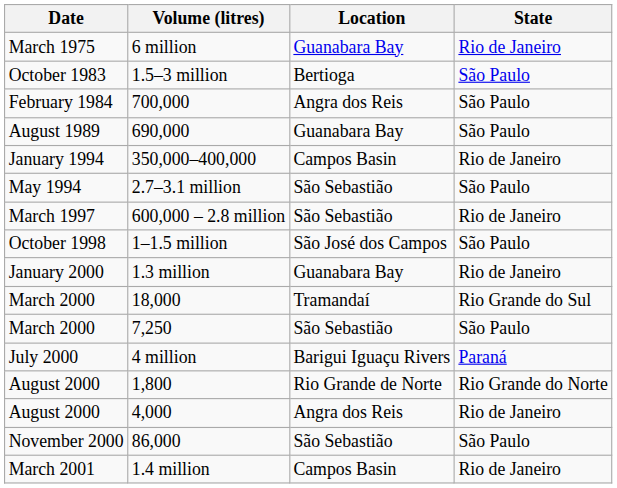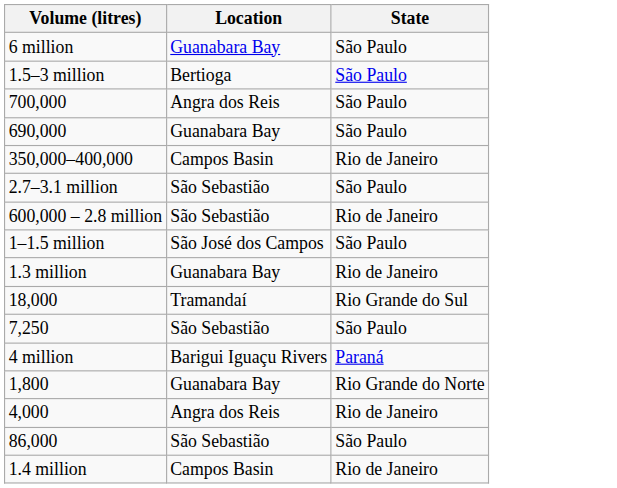- column: (66, 18)
(510, 46) Rio de Janeiro -> (371, 46) São Paulo
(368, 384) Rio Grande de Norte -> (225, 384) Guanabara Bay
